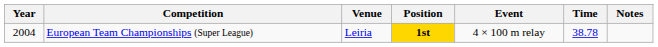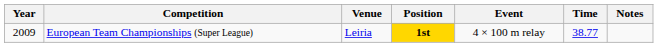(24, 33) 2004 -> (24, 33) 2009
(585, 33) 38.78 -> (585, 33) 38.77
